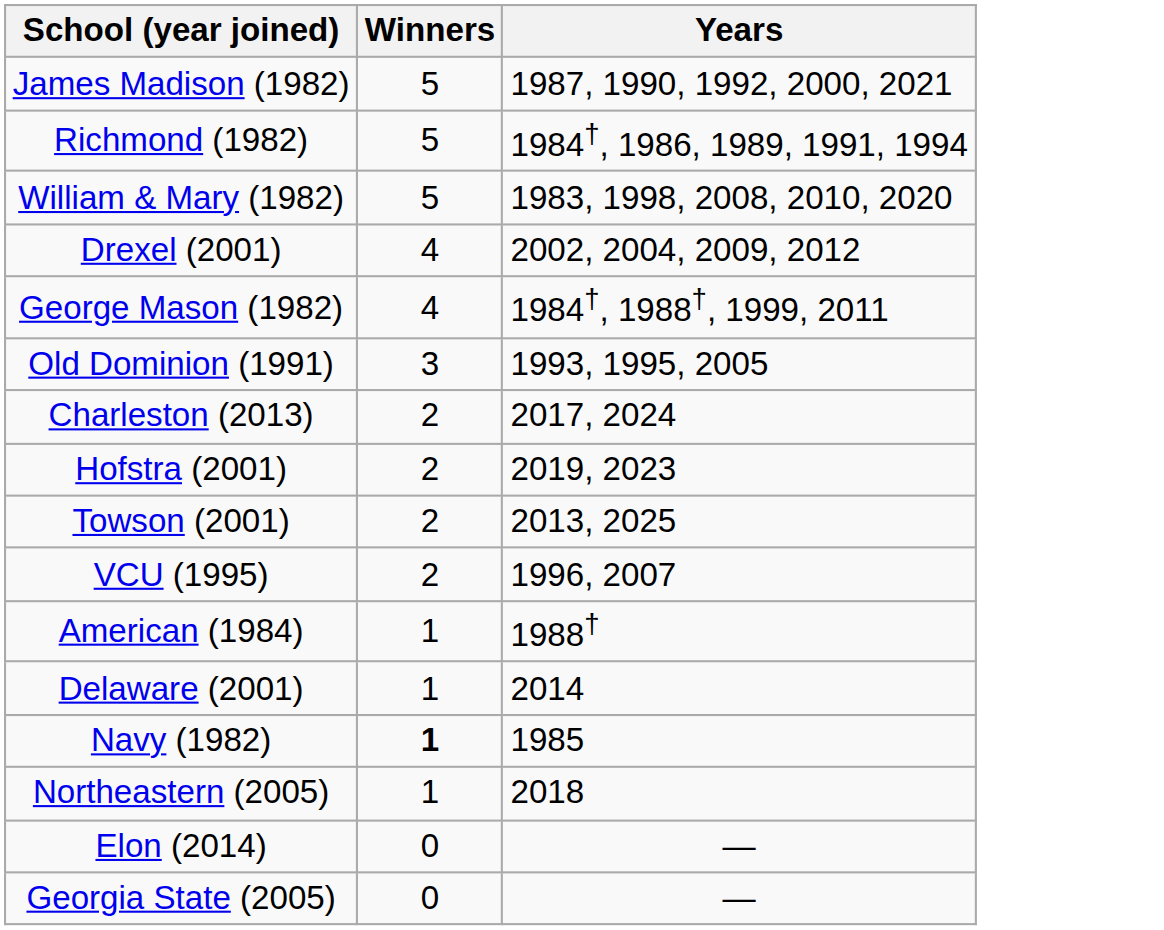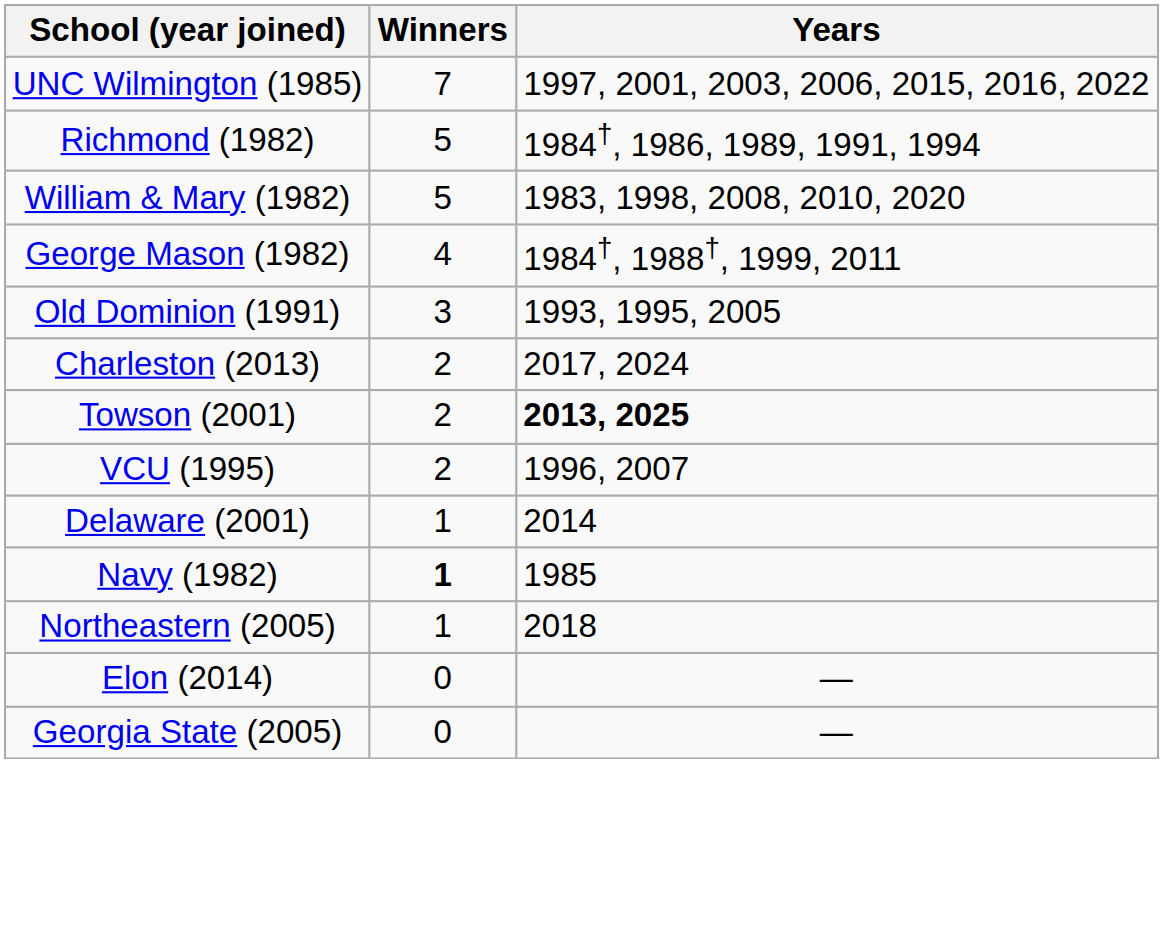+ row: (188, 83)
- row: (181, 83)
- row: (181, 249)
- row: (181, 468)
(593, 521) normal -> (606, 416) bold
- row: (181, 630)
